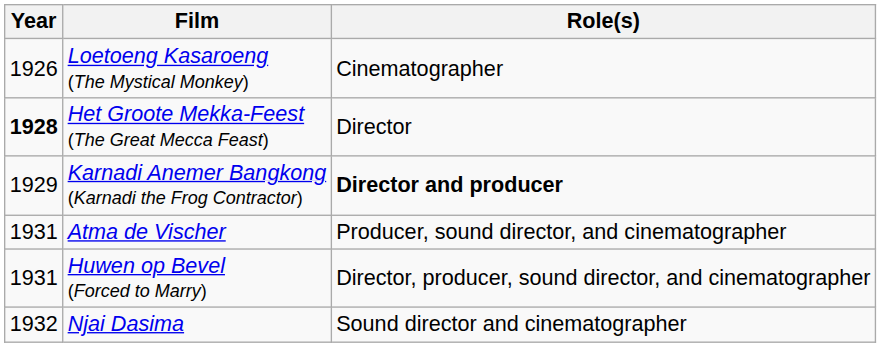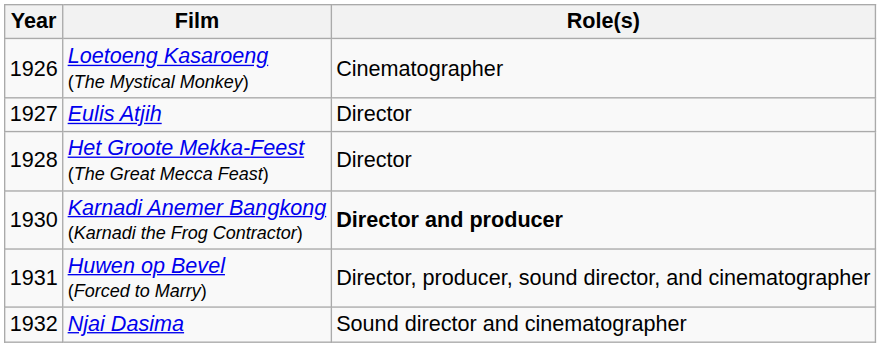+ row: (115, 114)
(34, 126) bold -> (34, 160) normal
(34, 185) 1929 -> (34, 219) 1930
- row: (147, 231)
